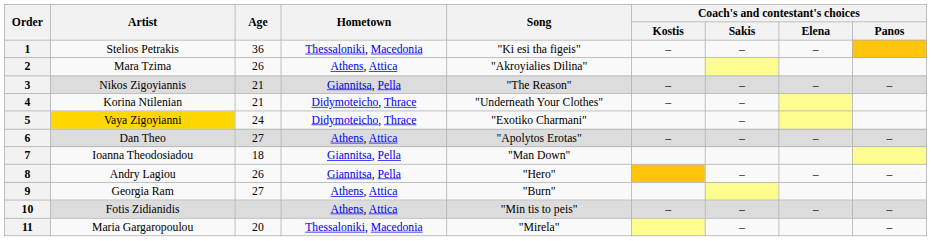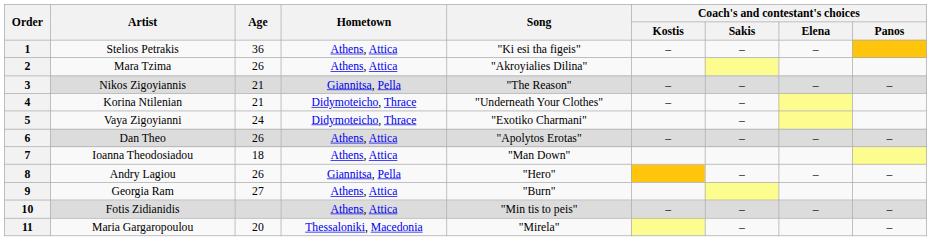(364, 49) Thessaloniki, Macedonia -> (364, 49) Athens, Attica
(143, 120) gold background -> (143, 120) no background
(258, 138) 27 -> (258, 138) 26
(364, 156) Giannitsa, Pella -> (364, 156) Athens, Attica
